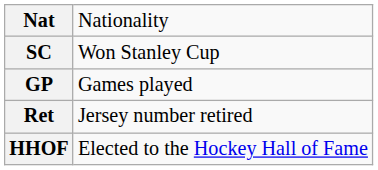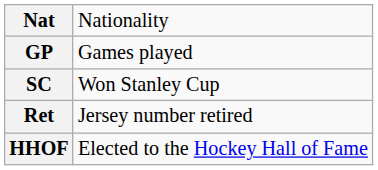rows swapped: (39, 84) <-> (39, 52)
